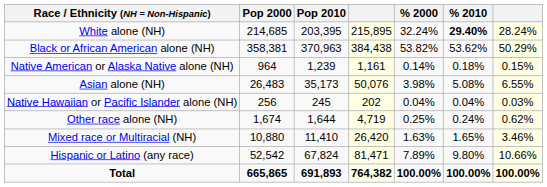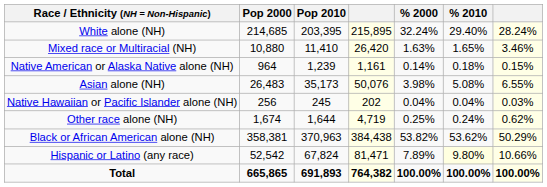(468, 31) bold -> (468, 31) normal
rows swapped: (122, 48) <-> (122, 137)
(468, 155) no background -> (468, 155) lightyellow background
